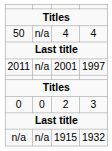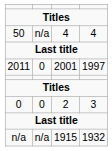(42, 67) n/a -> (42, 67) 0
